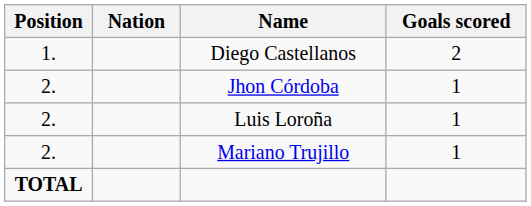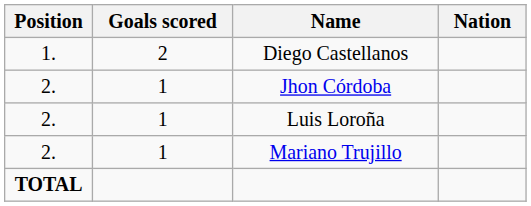columns swapped: (136, 21) <-> (456, 21)
